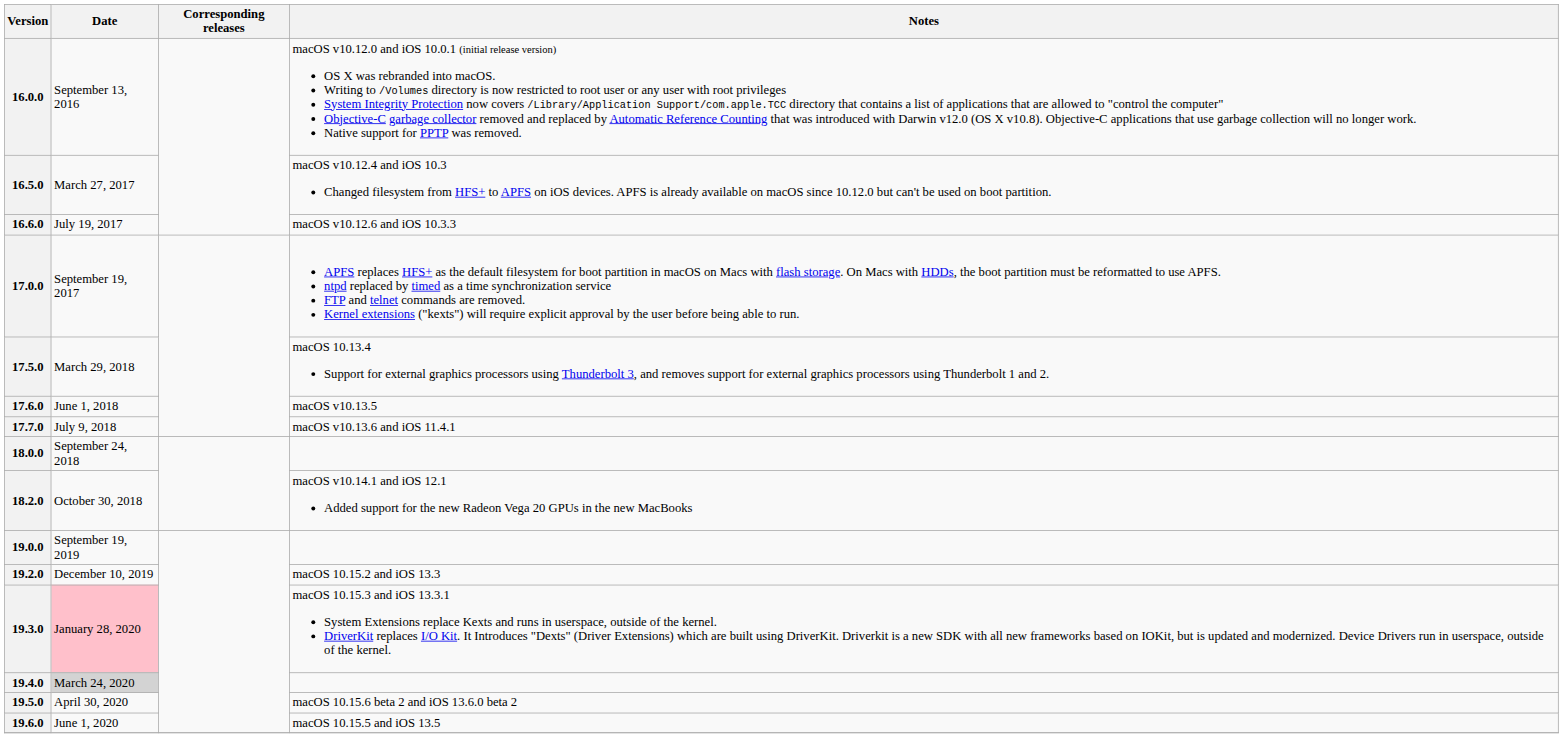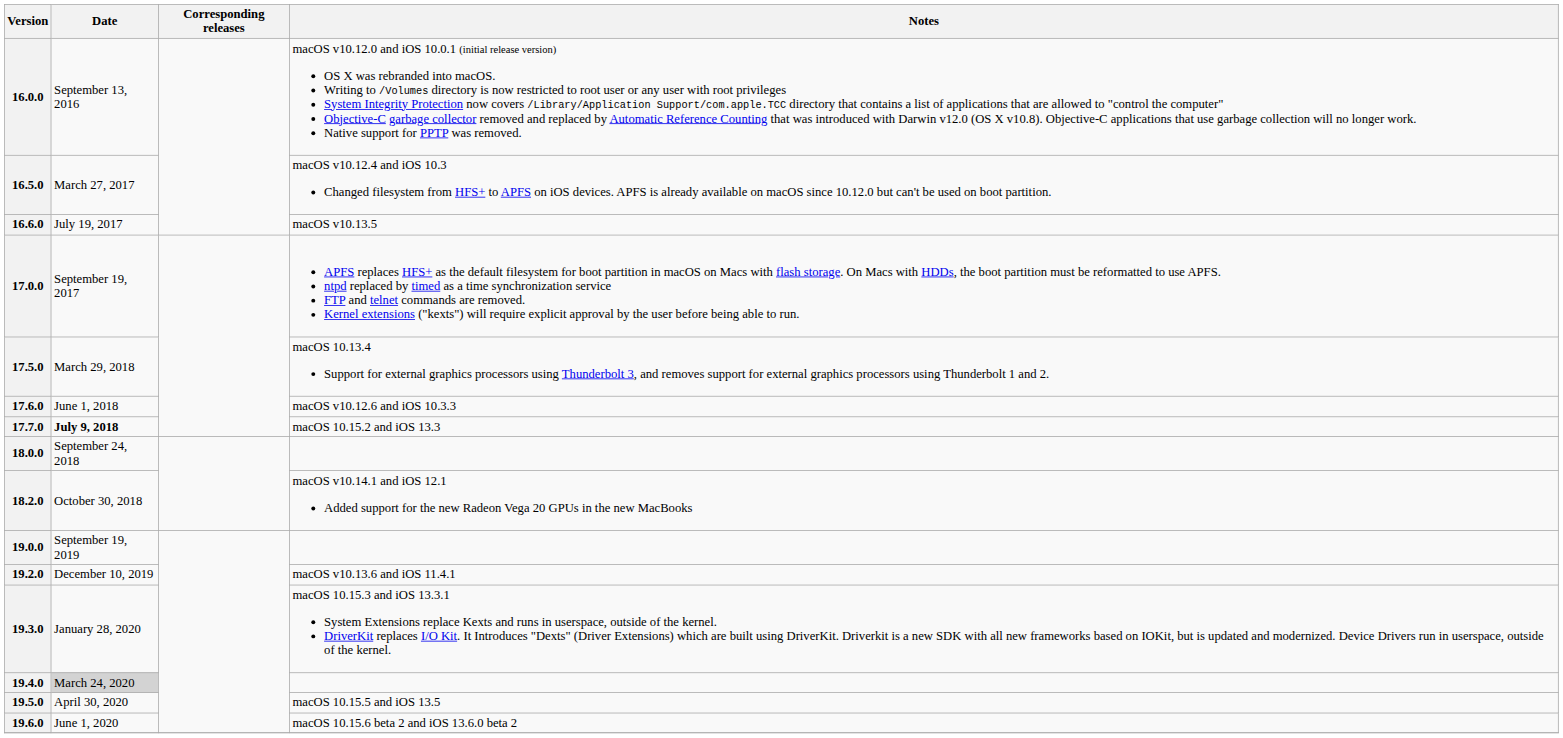(374, 224) macOS v10.12.6 and iOS 10.3.3 -> (335, 224) macOS v10.13.5
(335, 406) macOS v10.13.5 -> (374, 406) macOS v10.12.6 and iOS 10.3.3
(85, 426) normal -> (86, 426) bold
(374, 426) macOS v10.13.6 and iOS 11.4.1 -> (366, 426) macOS 10.15.2 and iOS 13.3
(366, 574) macOS 10.15.2 and iOS 13.3 -> (374, 574) macOS v10.13.6 and iOS 11.4.1
(97, 628) pink background -> (97, 628) no background
(405, 702) macOS 10.15.6 beta 2 and iOS 13.6.0 beta 2 -> (366, 702) macOS 10.15.5 and iOS 13.5
(366, 722) macOS 10.15.5 and iOS 13.5 -> (405, 722) macOS 10.15.6 beta 2 and iOS 13.6.0 beta 2
